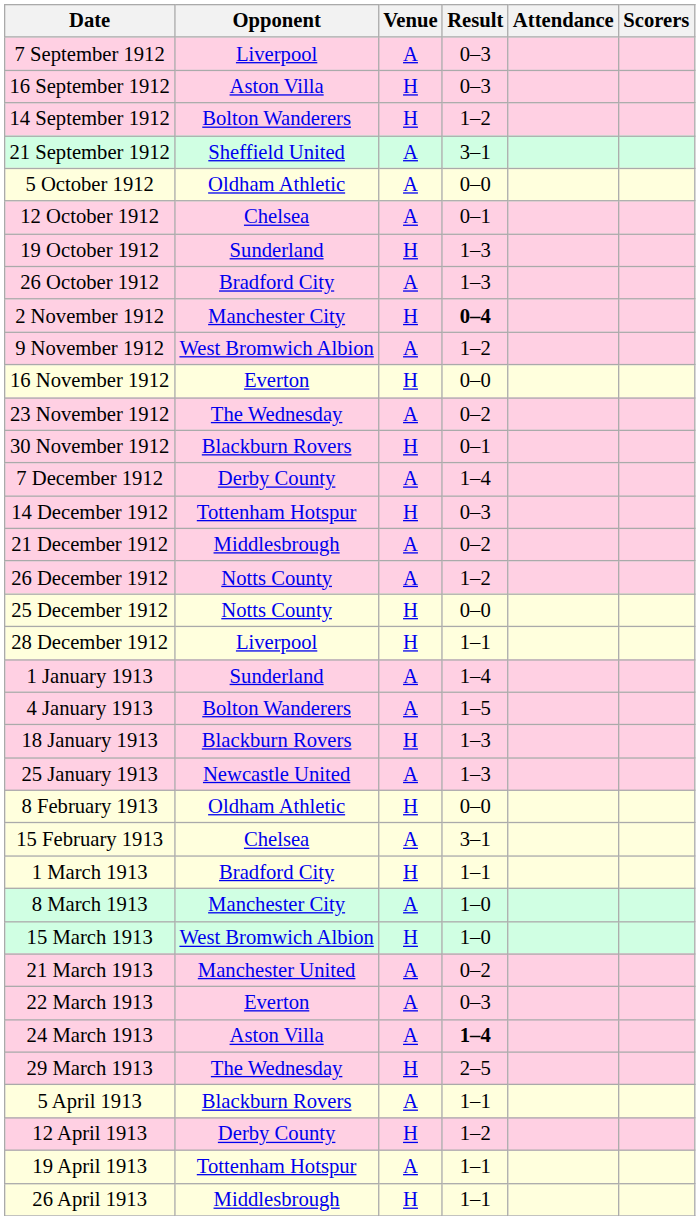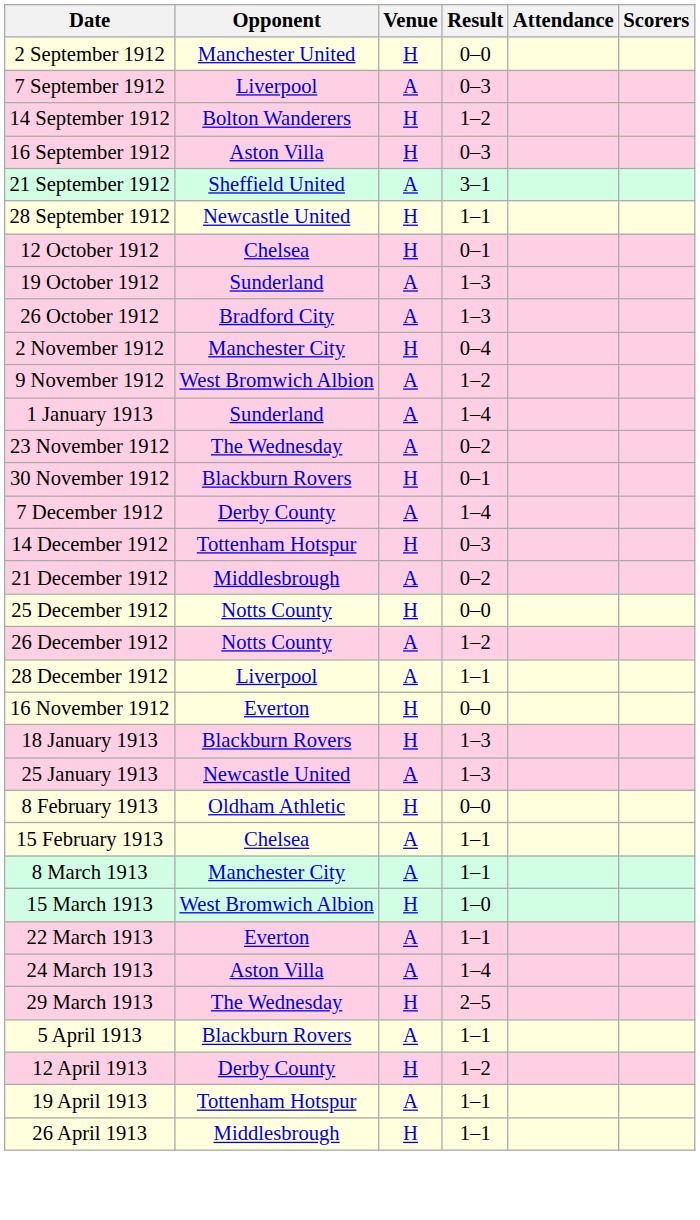+ row: (90, 53)
rows swapped: (90, 119) <-> (90, 86)
+ row: (90, 217)
- row: (90, 184)
(410, 217) A -> (410, 250) H
(410, 250) H -> (410, 282) A
(475, 315) bold -> (475, 348) normal
rows swapped: (90, 380) <-> (90, 675)
rows swapped: (90, 610) <-> (90, 577)
(410, 642) H -> (410, 675) A
- row: (90, 708)
(475, 839) 3–1 -> (475, 839) 1–1
- row: (90, 871)
(475, 904) 1–0 -> (475, 871) 1–1
- row: (90, 970)
(475, 1002) 0–3 -> (475, 937) 1–1
(475, 1035) bold -> (475, 970) normal
